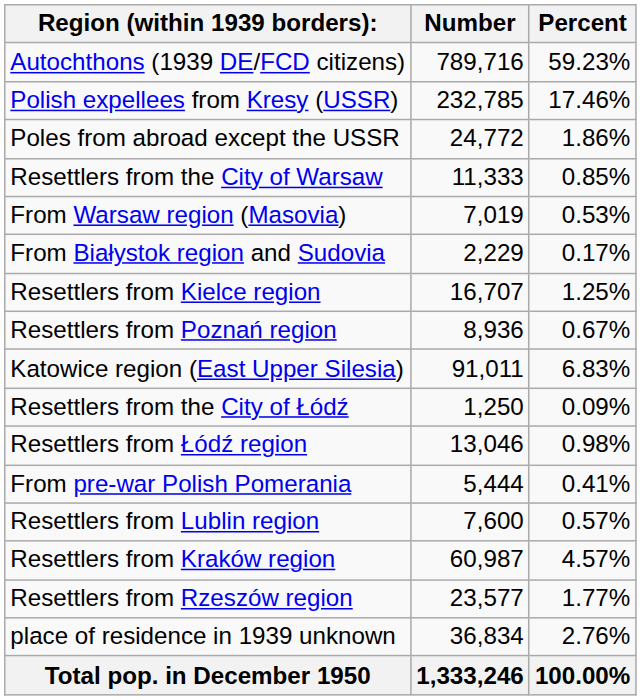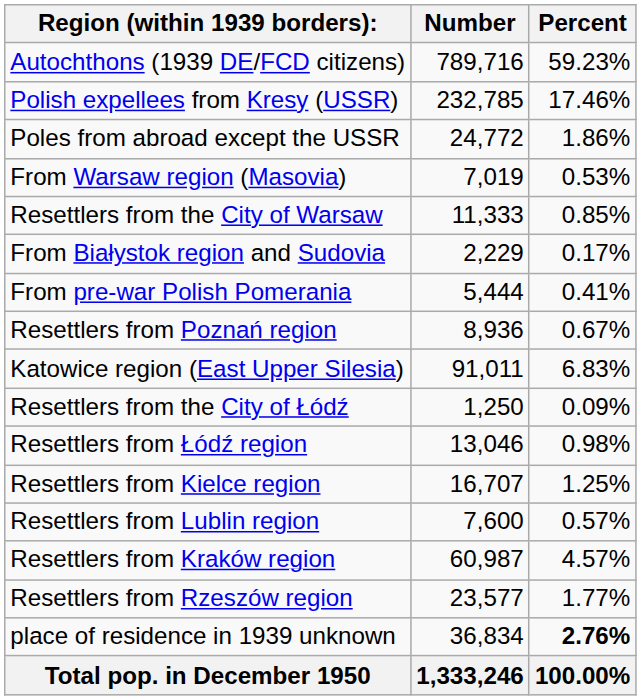rows swapped: (197, 176) <-> (178, 215)
rows swapped: (181, 483) <-> (165, 291)
(596, 636) normal -> (596, 636) bold
